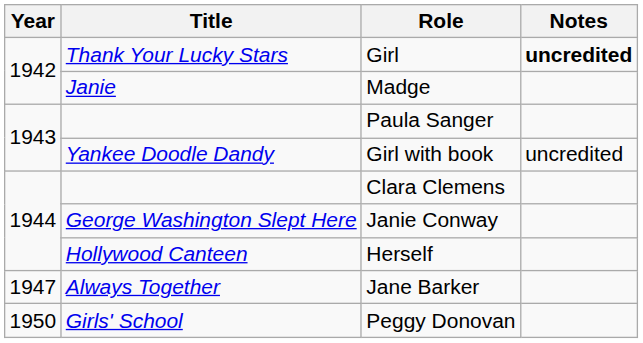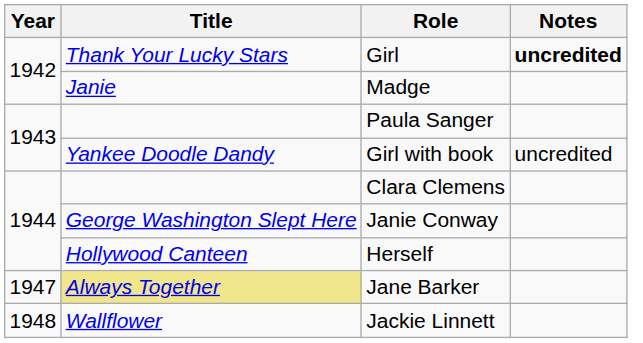(143, 287) no background -> (143, 287) khaki background
+ row: (430, 320)
- row: (441, 320)
